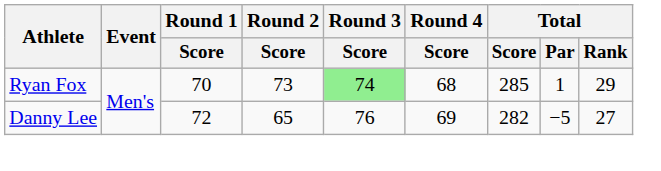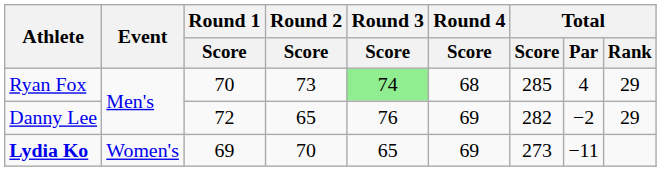(560, 85) 1 -> (584, 85) 4
(560, 117) −5 -> (584, 117) −2
(605, 117) 27 -> (630, 117) 29
+ row: (49, 150)
